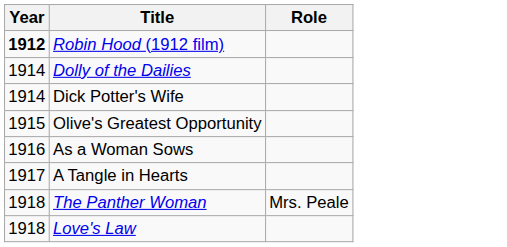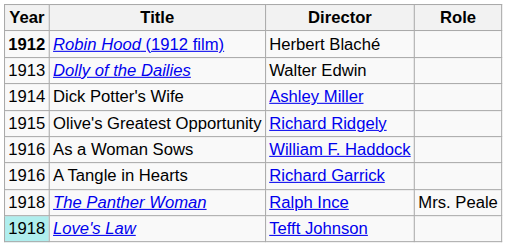+ column: (340, 17)
(27, 70) 1914 -> (27, 70) 1913
(27, 176) 1917 -> (27, 176) 1916
(27, 228) no background -> (27, 228) paleturquoise background
